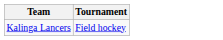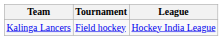+ column: (173, 12)
